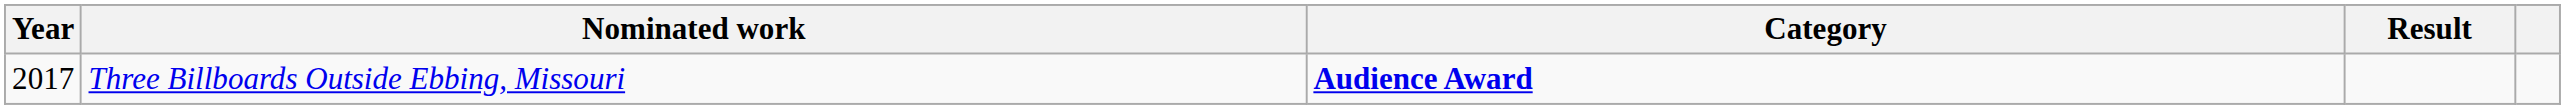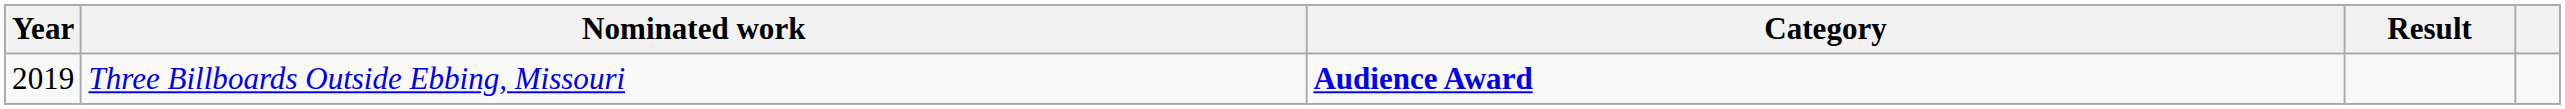(43, 78) 2017 -> (43, 78) 2019
